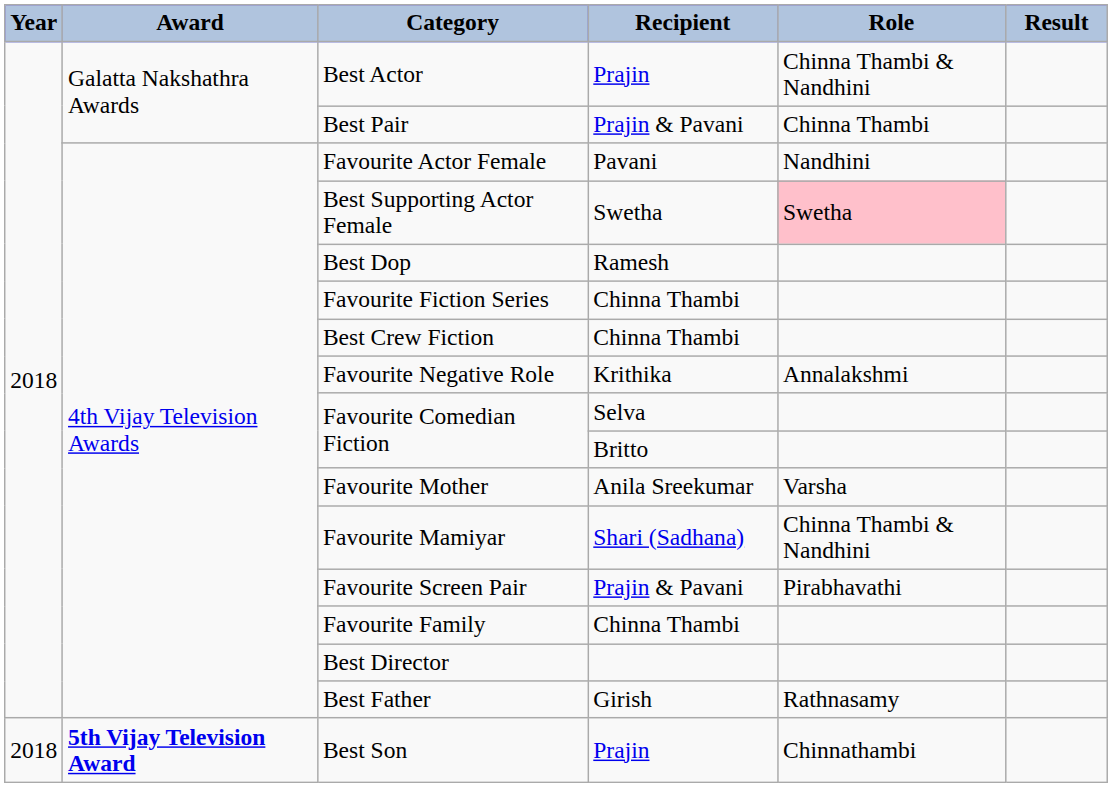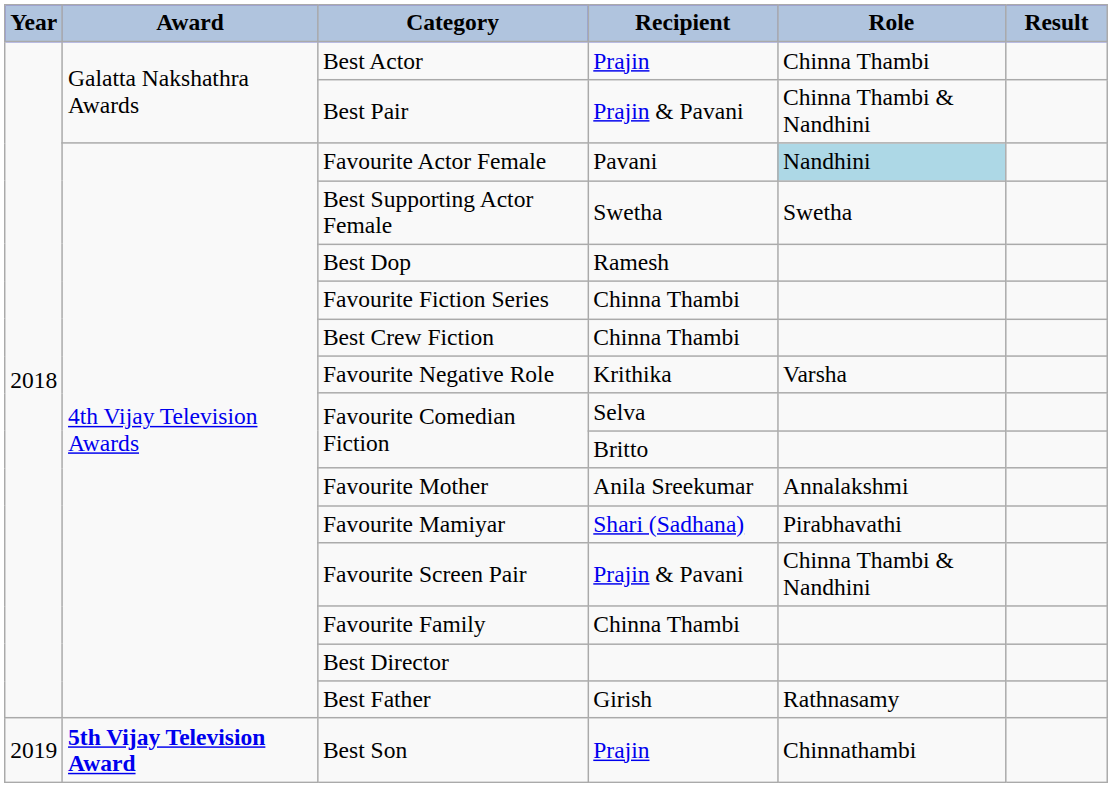(868, 73) Chinna Thambi & Nandhini -> (856, 60) Chinna Thambi
(856, 124) Chinna Thambi -> (868, 110) Chinna Thambi & Nandhini
(827, 161) no background -> (827, 161) lightblue background
(818, 212) pink background -> (818, 212) no background
(846, 374) Annalakshmi -> (815, 374) Varsha
(815, 486) Varsha -> (846, 486) Annalakshmi
(868, 536) Chinna Thambi & Nandhini -> (842, 523) Pirabhavathi
(842, 587) Pirabhavathi -> (868, 574) Chinna Thambi & Nandhini
(34, 749) 2018 -> (34, 749) 2019
